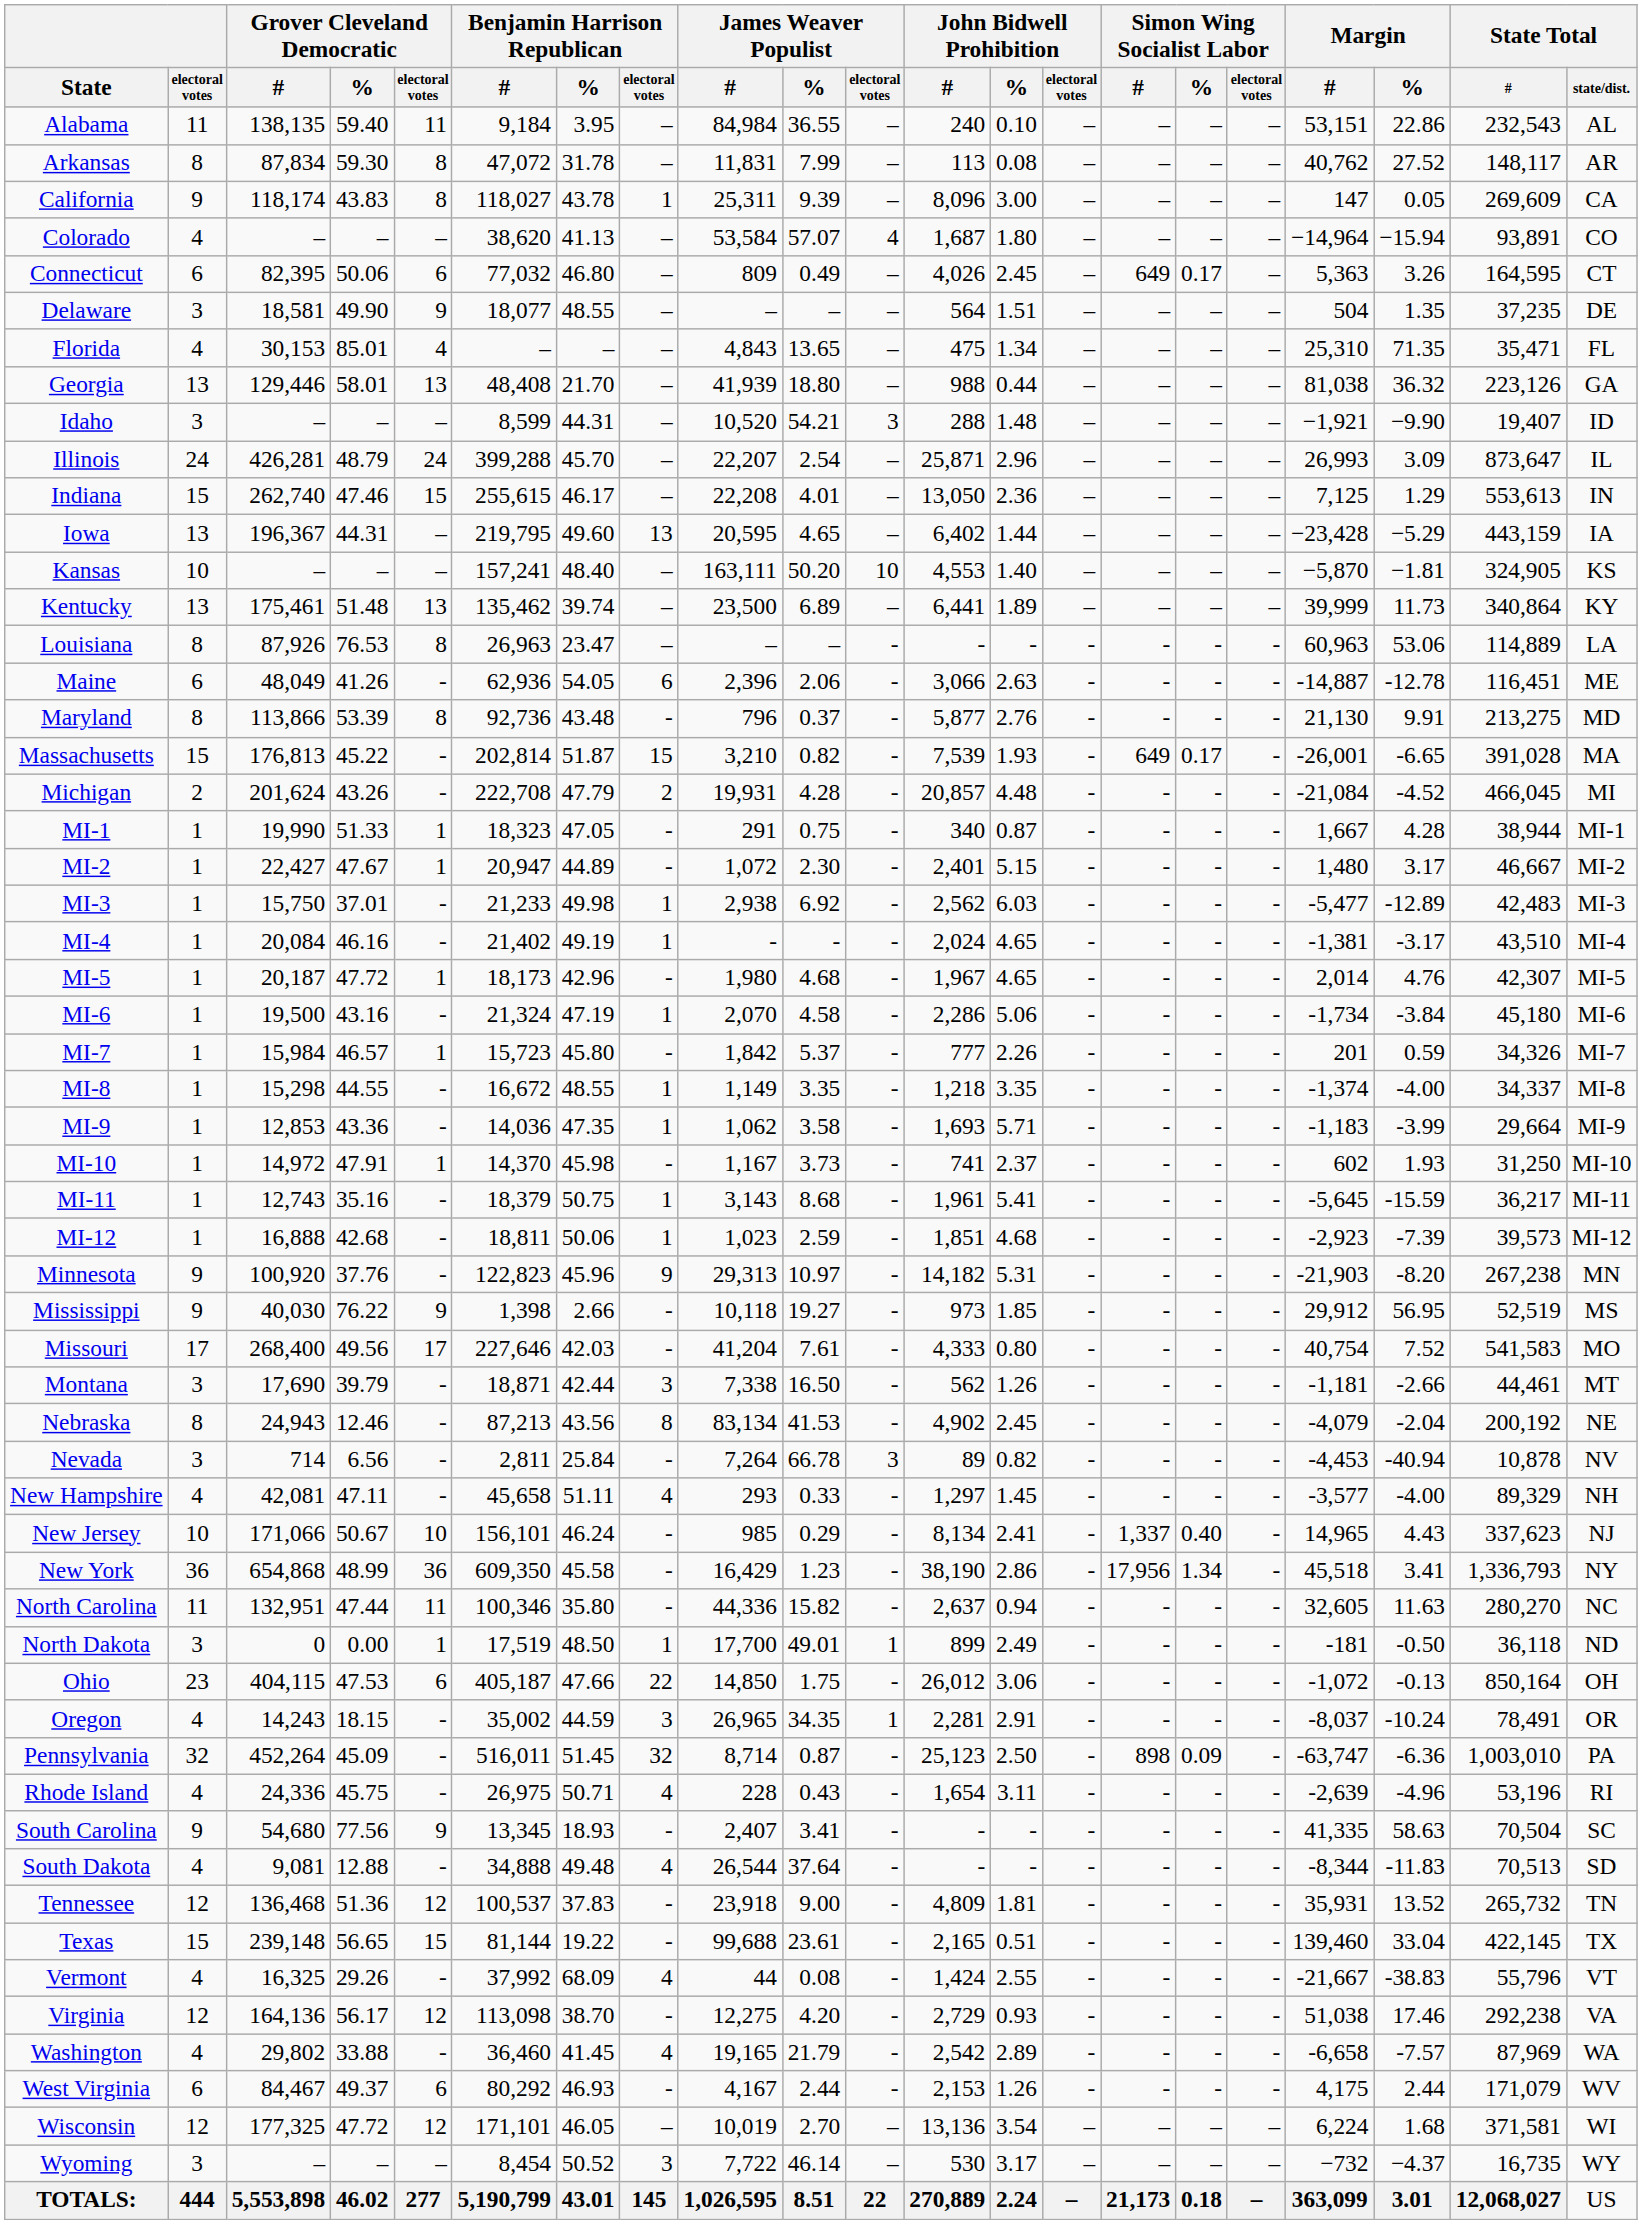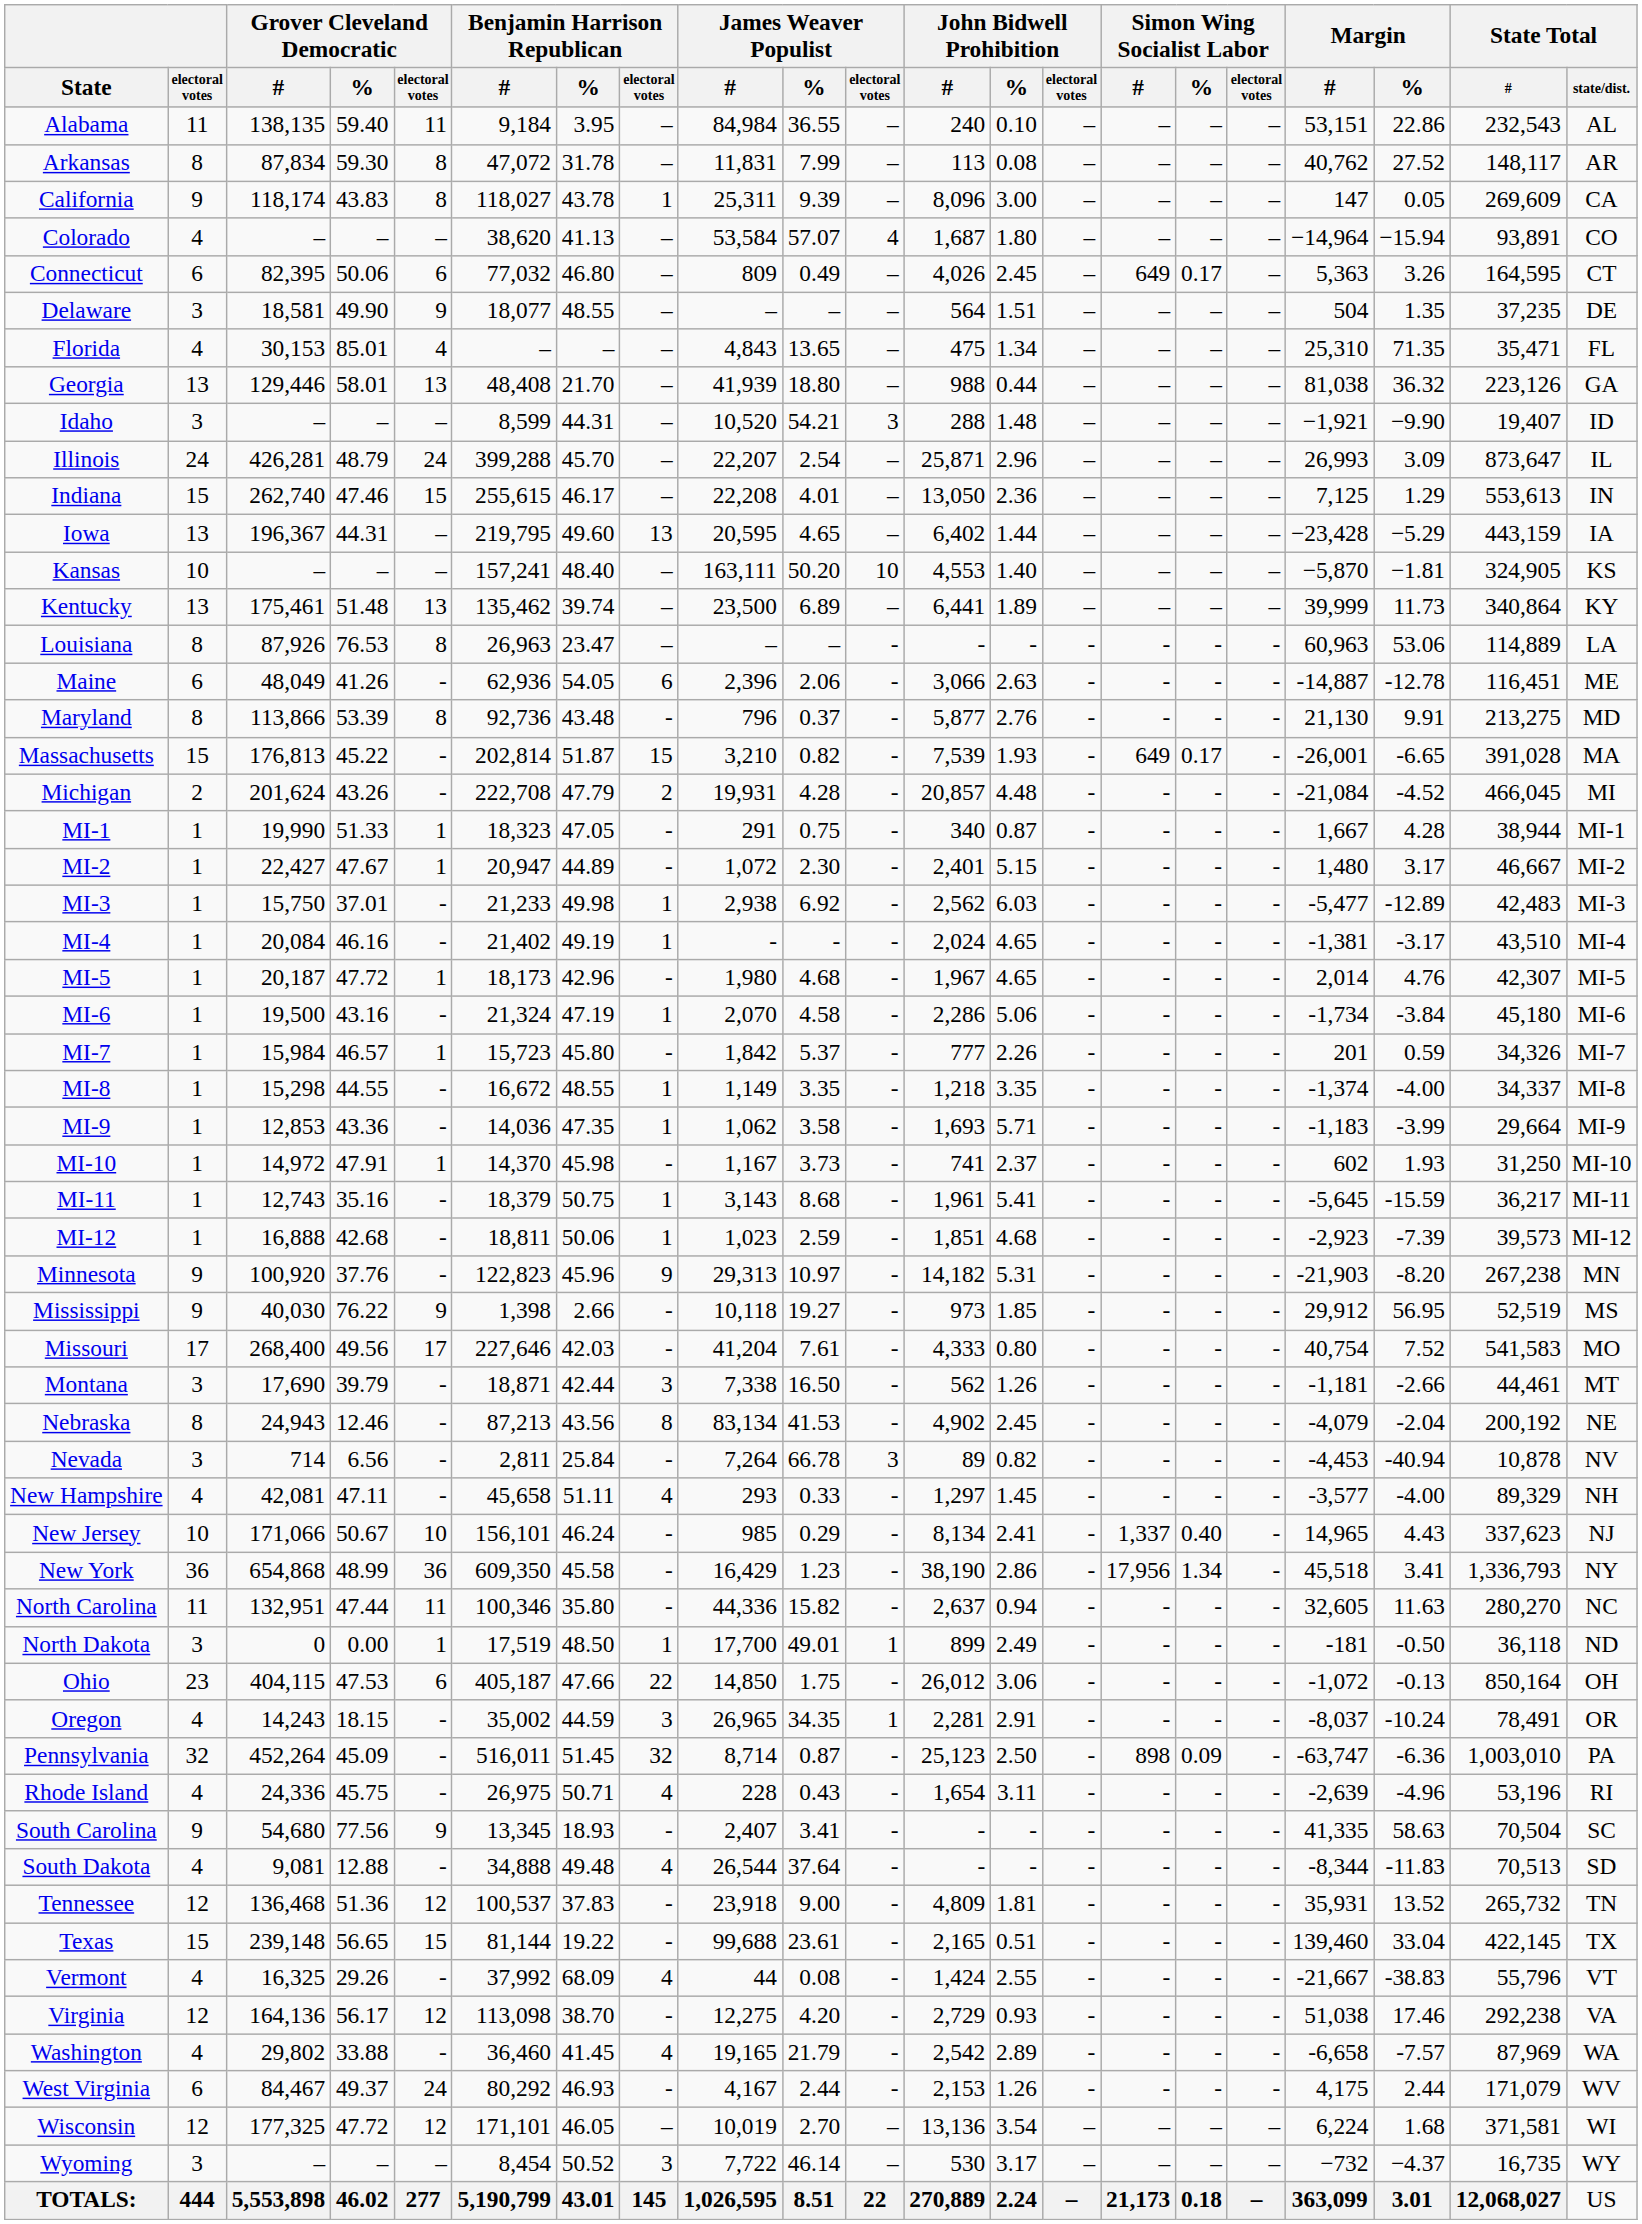(441, 2089) 6 -> (435, 2089) 24
